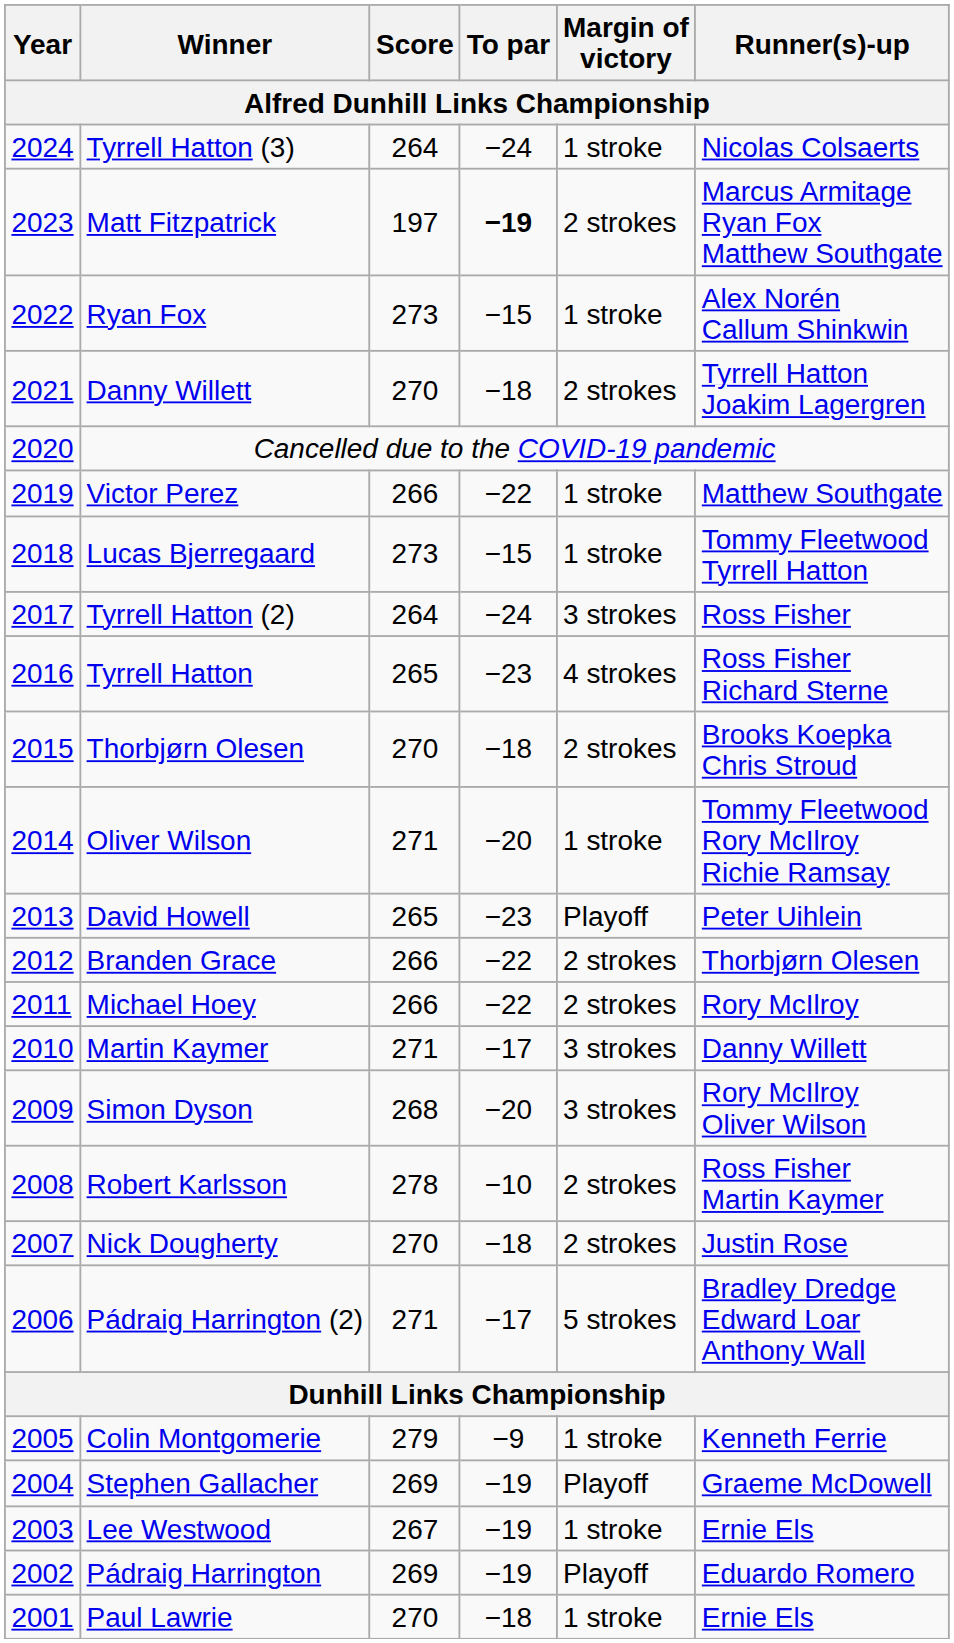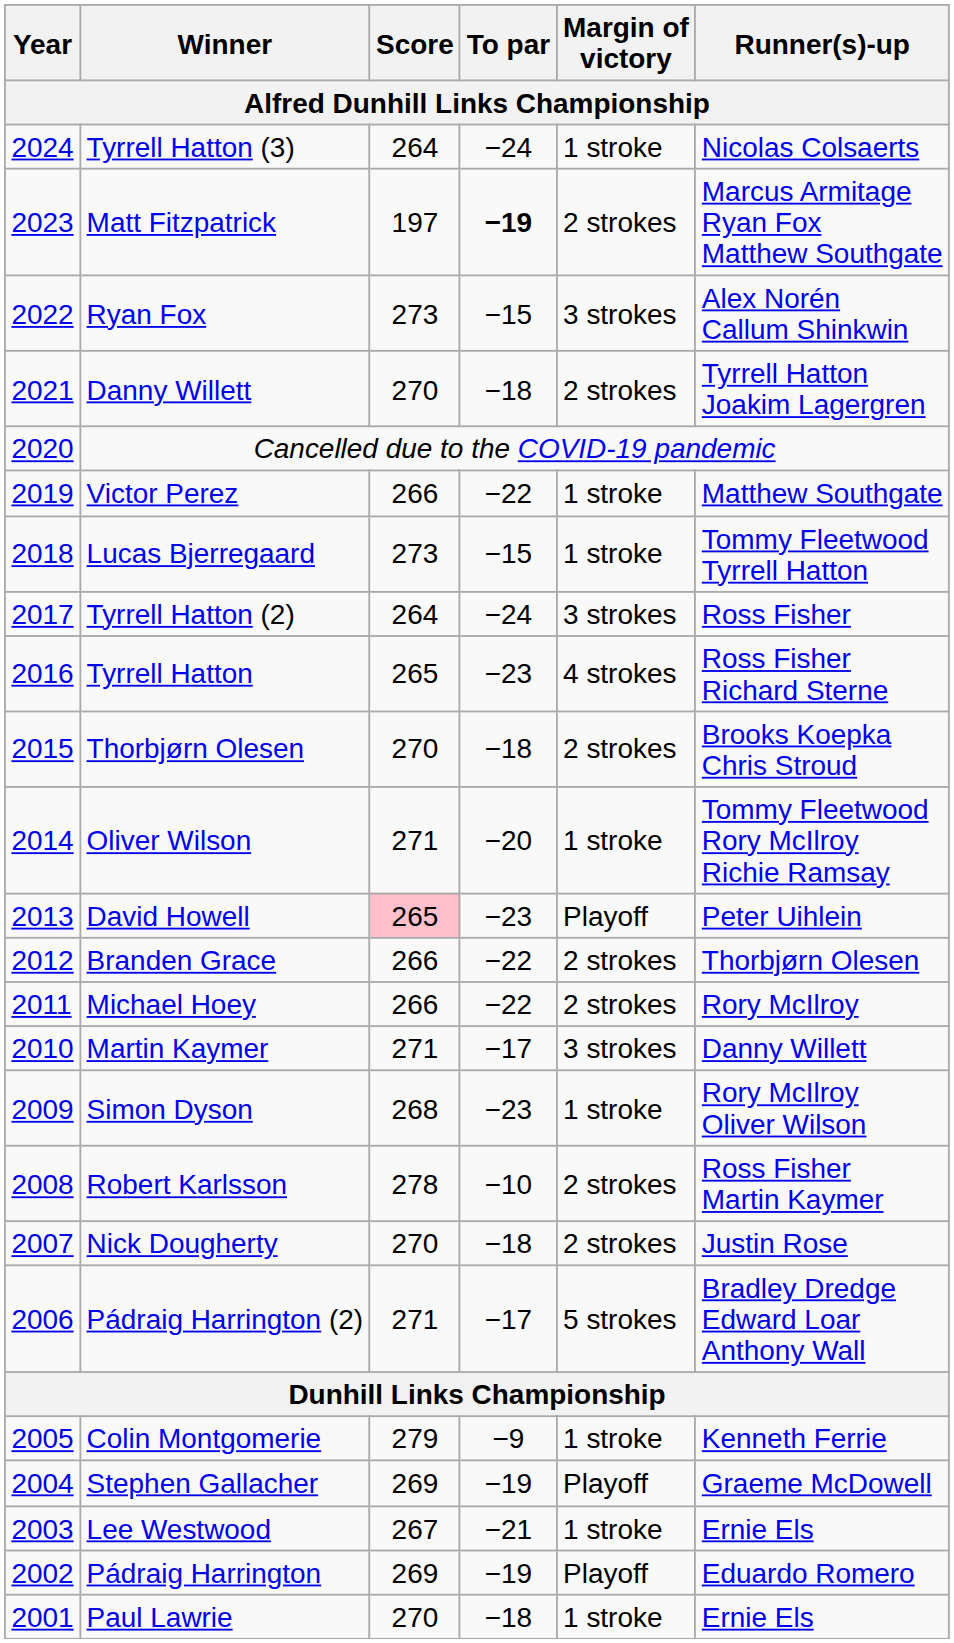(613, 314) 1 stroke -> (620, 314) 3 strokes
(415, 916) no background -> (415, 916) pink background
(508, 1108) −20 -> (508, 1108) −23
(620, 1108) 3 strokes -> (613, 1108) 1 stroke
(508, 1528) −19 -> (508, 1528) −21
